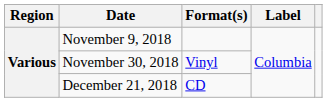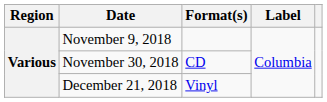(201, 62) Vinyl -> (195, 62) CD
(195, 85) CD -> (201, 85) Vinyl
